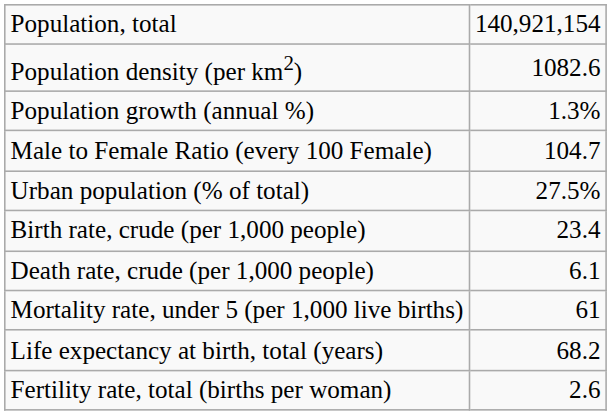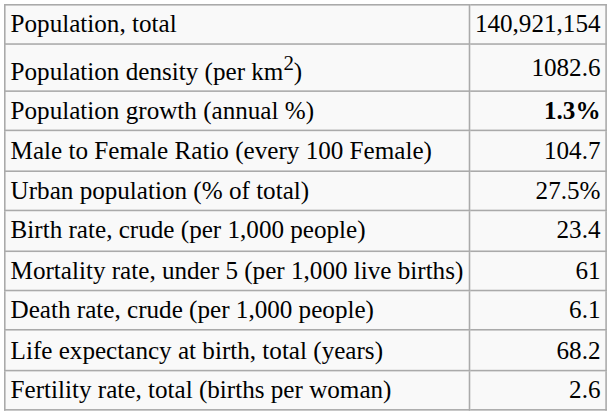(574, 110) normal -> (572, 110) bold
rows swapped: (192, 270) <-> (237, 310)
